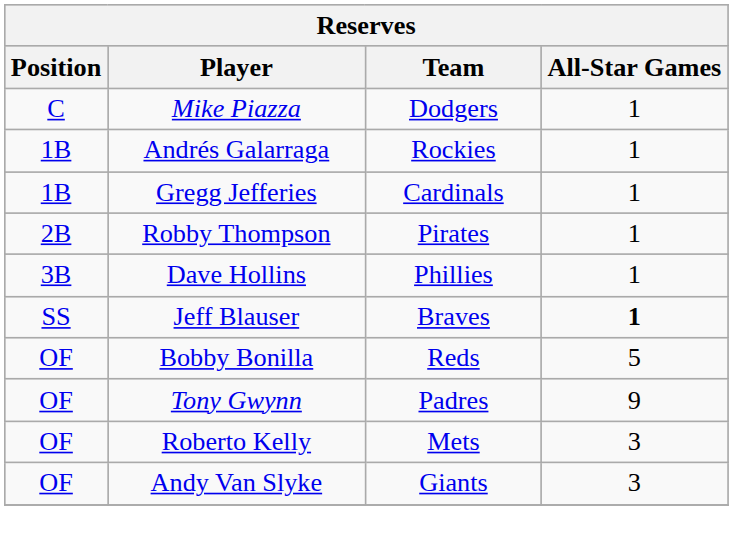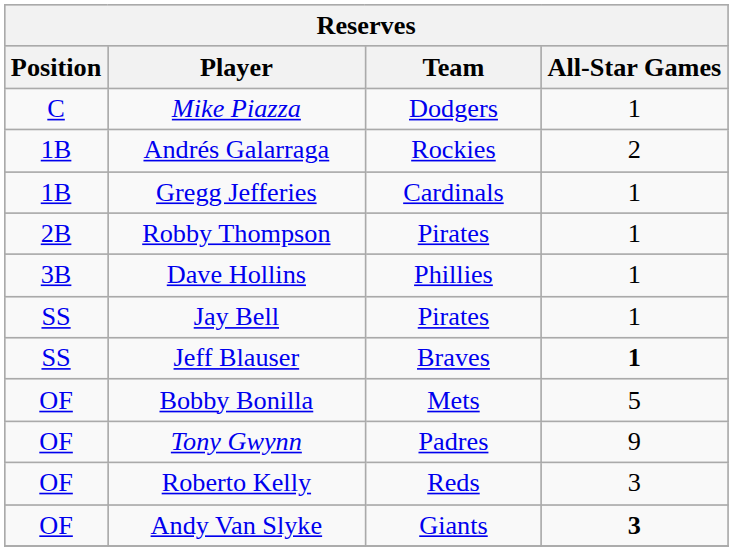(634, 150) 1 -> (634, 150) 2
+ row: (236, 316)
(453, 358) Reds -> (453, 399) Mets
(453, 441) Mets -> (453, 483) Reds
(634, 483) normal -> (634, 524) bold
